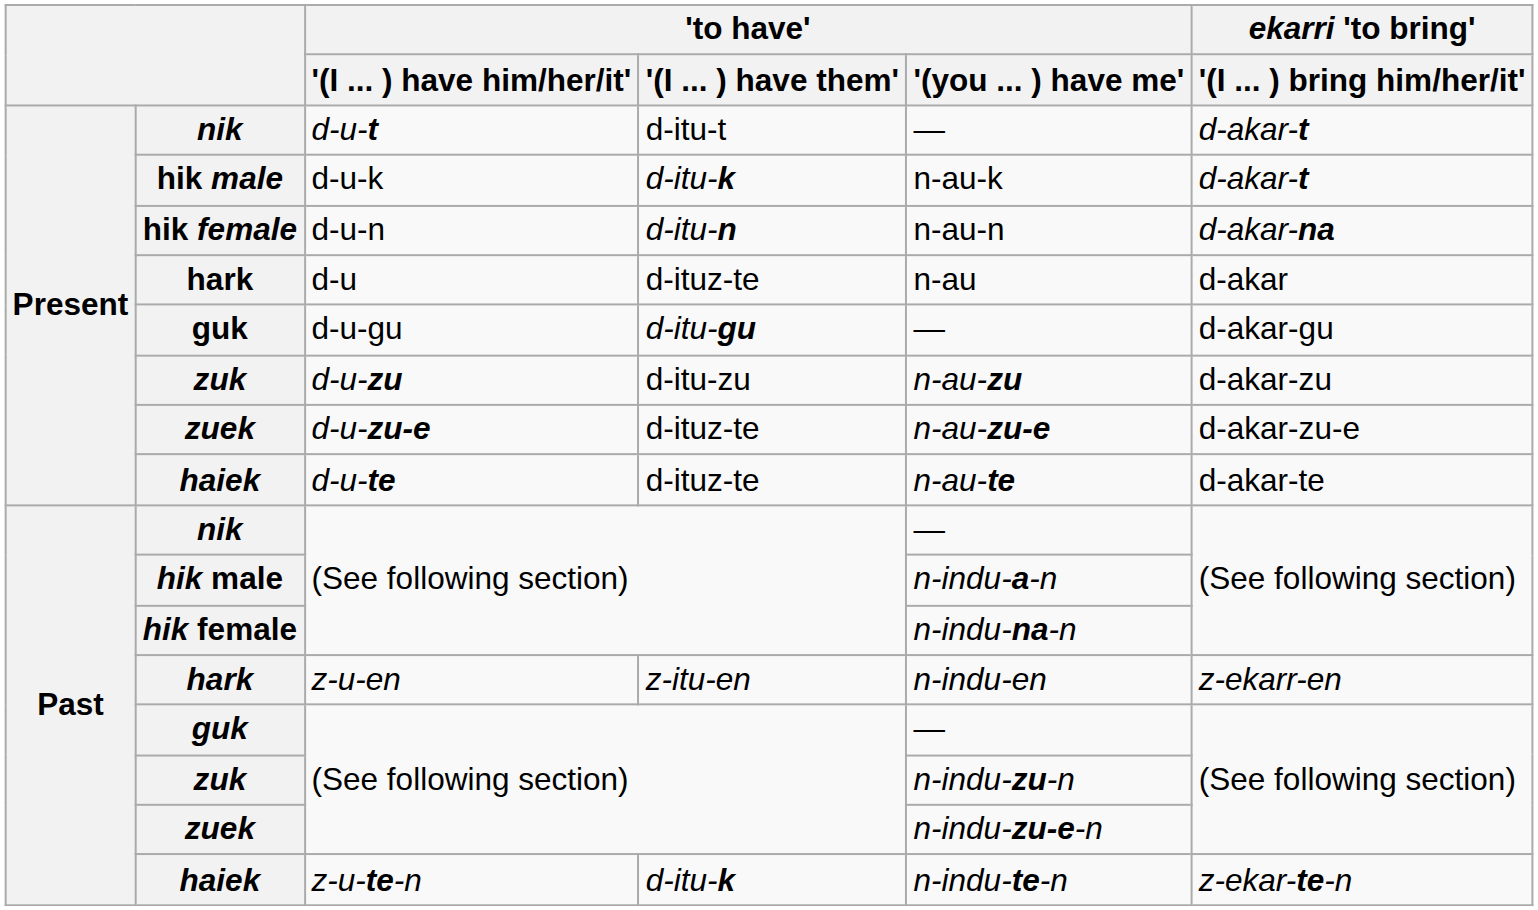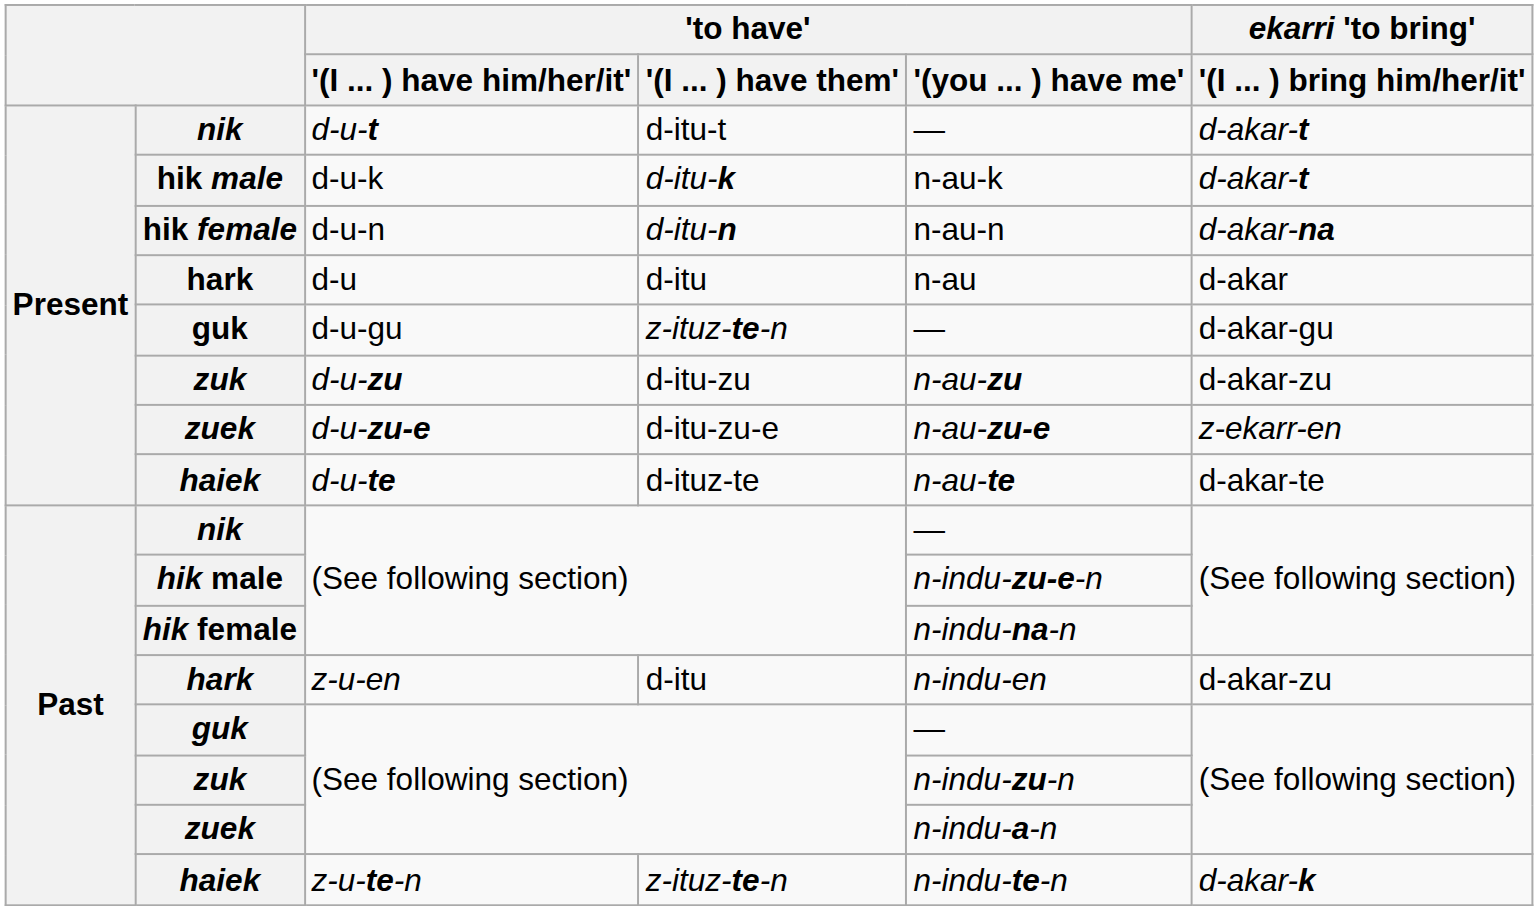(703, 279) d-ituz-te -> (676, 279) d-itu
(701, 329) d-itu-gu -> (717, 329) z-ituz-te-n
(703, 429) d-ituz-te -> (712, 429) d-itu-zu-e
(1279, 429) d-akar-zu-e -> (1270, 429) z-ekarr-en
(985, 579) n-indu-a-n -> (1008, 579) n-indu-zu-e-n
(698, 679) z-itu-en -> (676, 679) d-itu
(1270, 679) z-ekarr-en -> (1265, 679) d-akar-zu
(1008, 829) n-indu-zu-e-n -> (985, 829) n-indu-a-n
(690, 879) d-itu-k -> (717, 879) z-ituz-te-n
(1276, 879) z-ekar-te-n -> (1257, 879) d-akar-k
